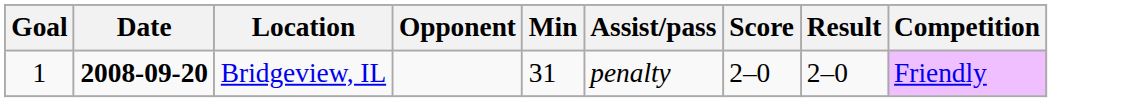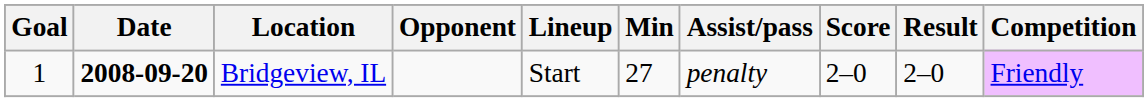+ column: (571, 27)
(542, 72) 31 -> (639, 72) 27
